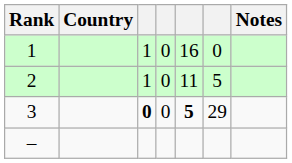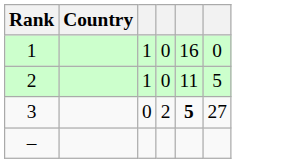- column: (259, 19)
(147, 111) bold -> (147, 111) normal
(165, 111) 0 -> (165, 111) 2
(217, 111) 29 -> (217, 111) 27
